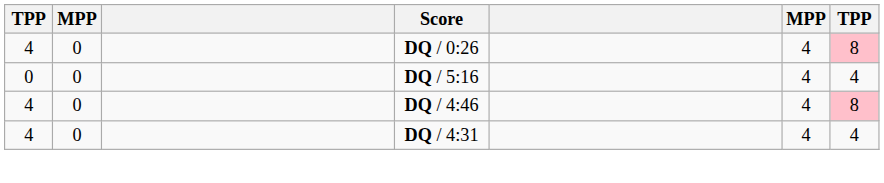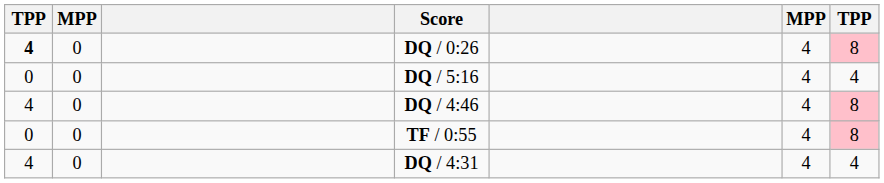(29, 47) normal -> (29, 47) bold
+ row: (442, 134)
